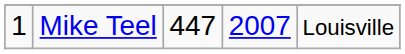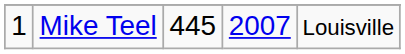(193, 26) 447 -> (193, 26) 445
